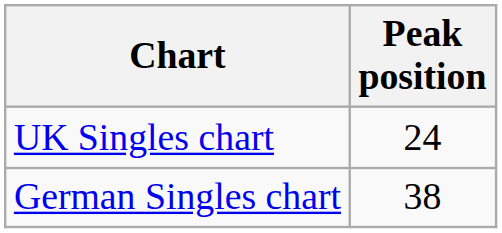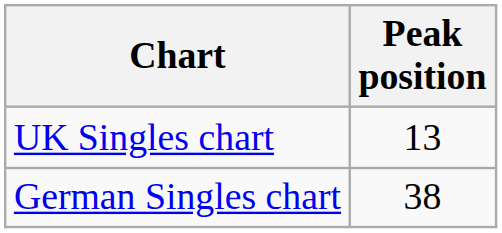(422, 136) 24 -> (422, 136) 13
